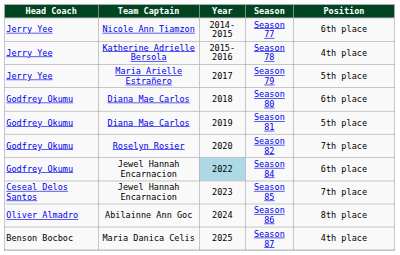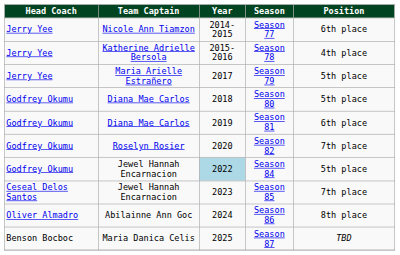(344, 100) 6th place -> (344, 100) 5th place
(344, 123) 5th place -> (344, 123) 6th place
(344, 169) 6th place -> (344, 169) 5th place
(344, 239) 4th place -> (344, 239) TBD
